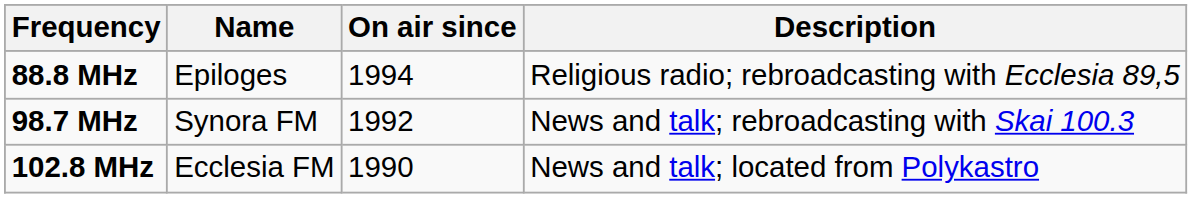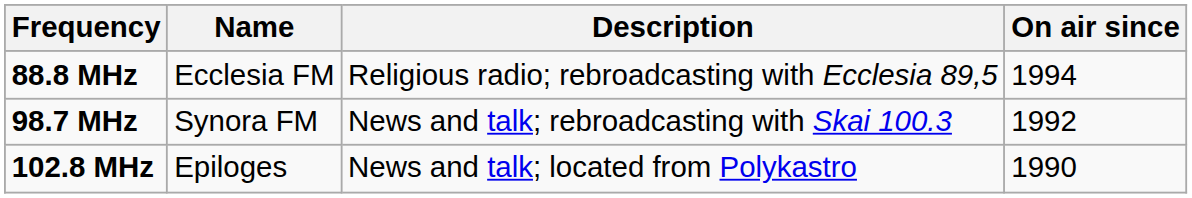columns swapped: (432, 27) <-> (855, 27)
(231, 74) Epiloges -> (254, 74) Ecclesia FM
(254, 167) Ecclesia FM -> (231, 167) Epiloges
